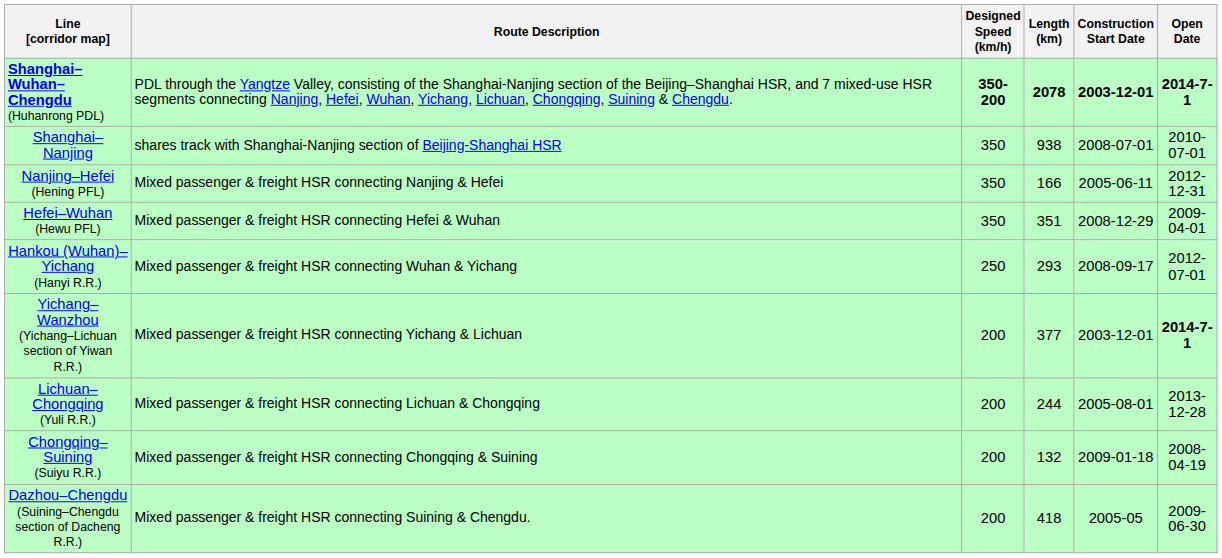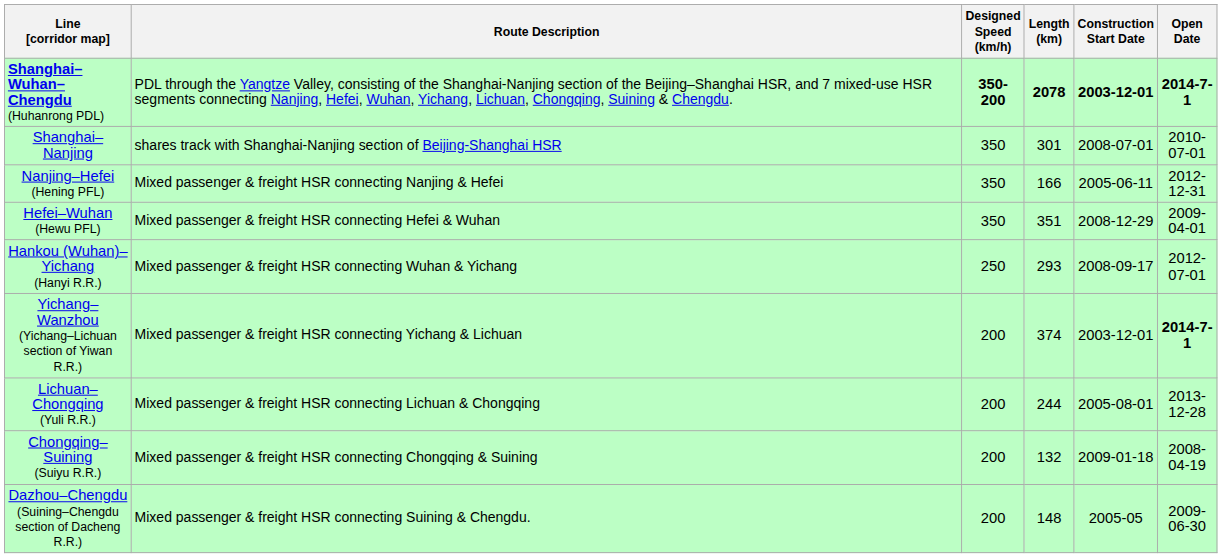(1049, 145) 938 -> (1049, 145) 301
(1049, 335) 377 -> (1049, 335) 374
(1049, 518) 418 -> (1049, 518) 148
